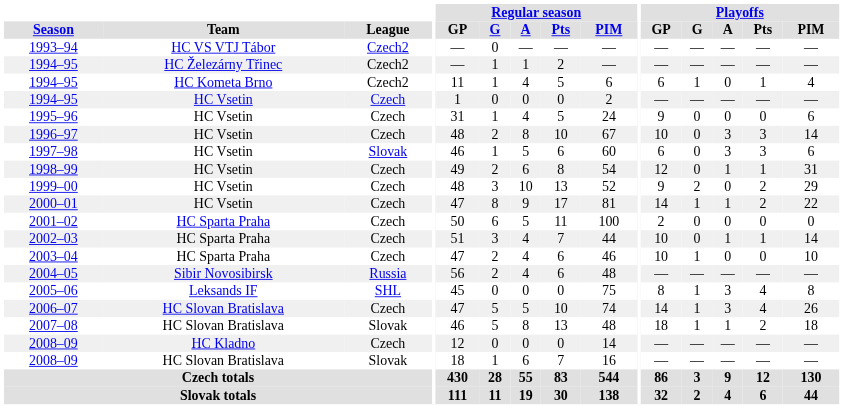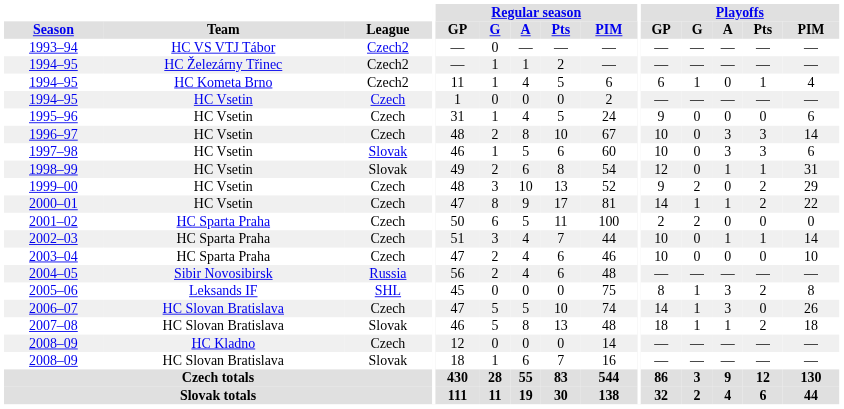(661, 151) 6 -> (661, 151) 10
(388, 169) Czech -> (388, 169) Slovak
(697, 221) 0 -> (697, 221) 2
(697, 256) 1 -> (697, 256) 0
(763, 291) 4 -> (763, 291) 2
(763, 308) 4 -> (763, 308) 0
